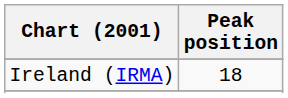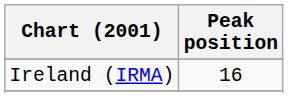(231, 75) 18 -> (231, 75) 16
